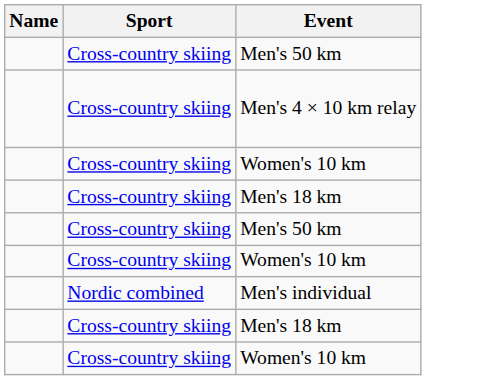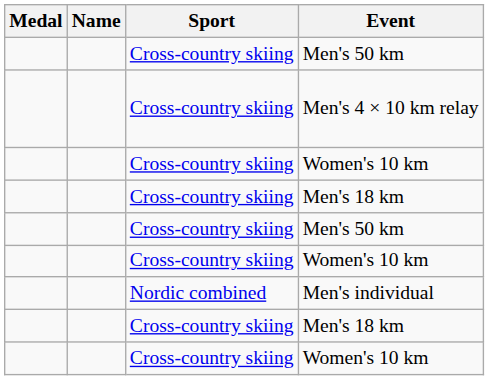+ column: (36, 21)
